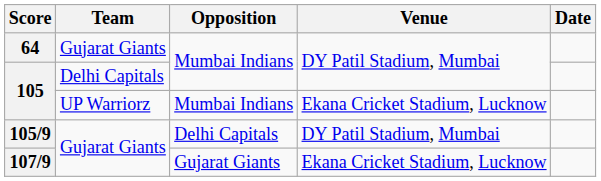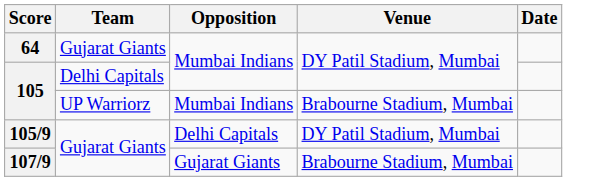(424, 104) Ekana Cricket Stadium, Lucknow -> (407, 104) Brabourne Stadium, Mumbai
(424, 162) Ekana Cricket Stadium, Lucknow -> (407, 162) Brabourne Stadium, Mumbai
